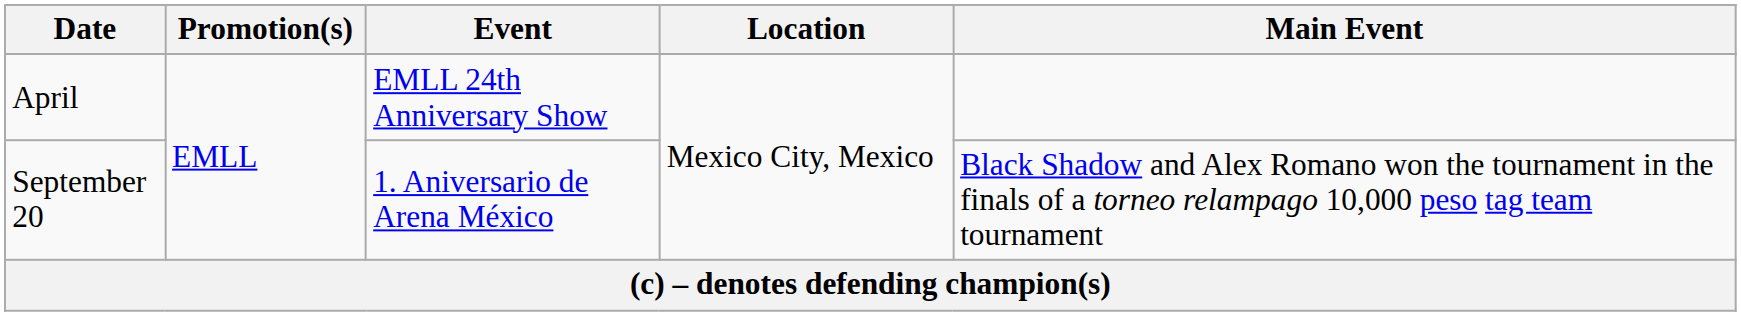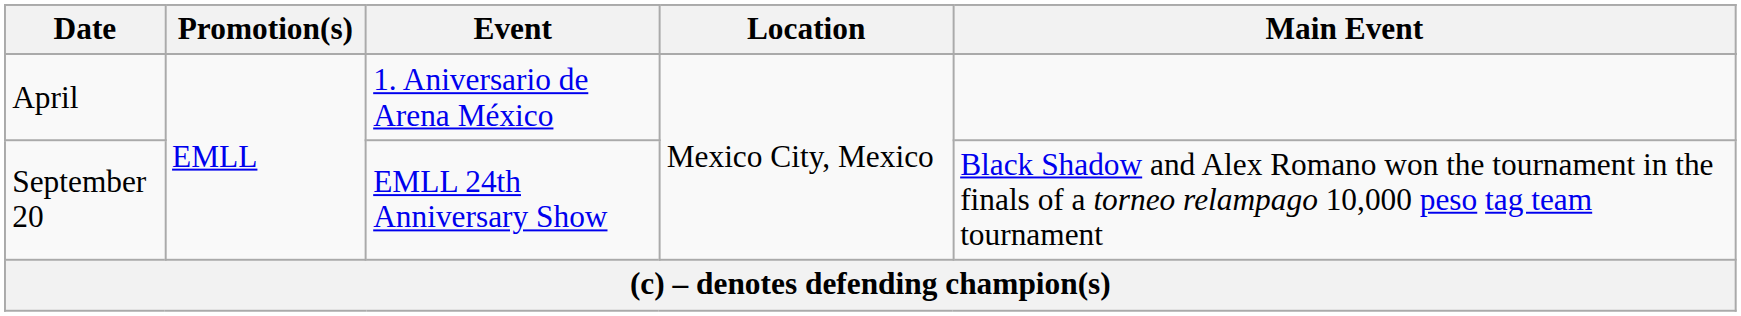(490, 96) EMLL 24th Anniversary Show -> (481, 96) 1. Aniversario de Arena México
(481, 199) 1. Aniversario de Arena México -> (490, 199) EMLL 24th Anniversary Show
